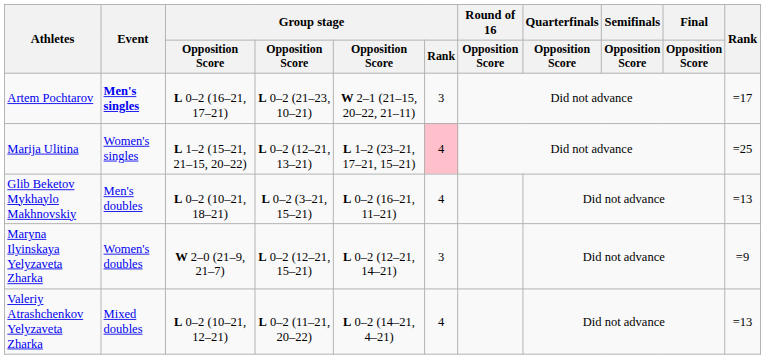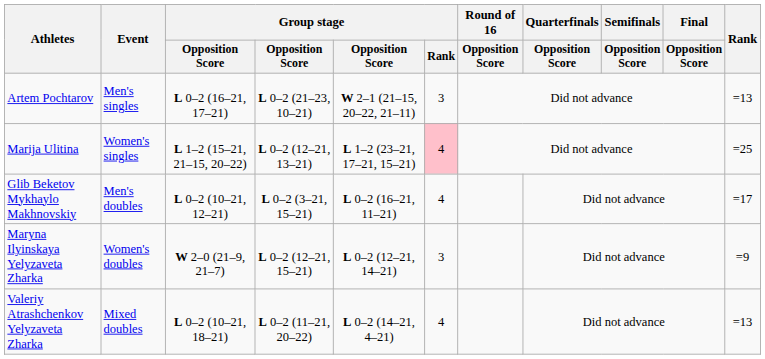(121, 98) bold -> (121, 98) normal
(743, 98) =17 -> (743, 98) =13
(210, 206) L 0–2 (10–21, 18–21) -> (210, 206) L 0–2 (10–21, 12–21)
(743, 199) =13 -> (743, 199) =17
(210, 329) L 0–2 (10–21, 12–21) -> (210, 329) L 0–2 (10–21, 18–21)
